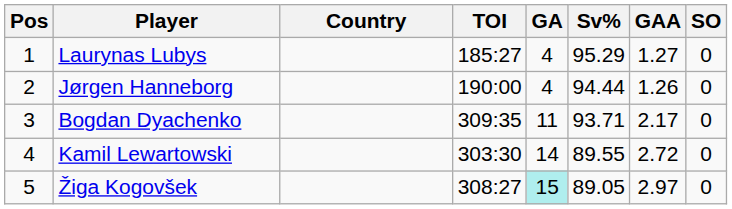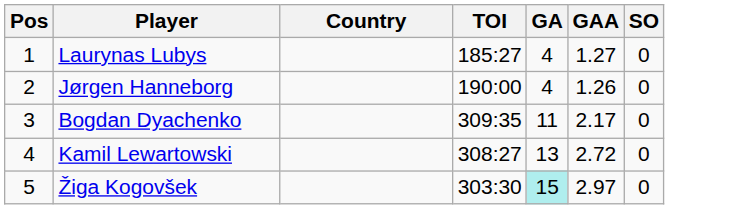- column: (599, 21)
(490, 154) 303:30 -> (490, 154) 308:27
(547, 154) 14 -> (547, 154) 13
(490, 187) 308:27 -> (490, 187) 303:30
